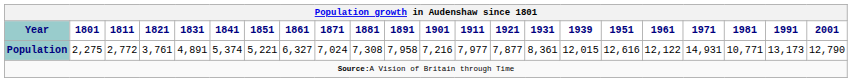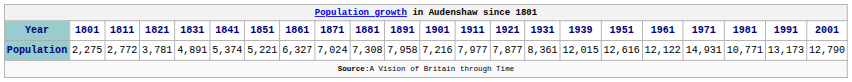(157, 50) 3,761 -> (157, 50) 3,781
